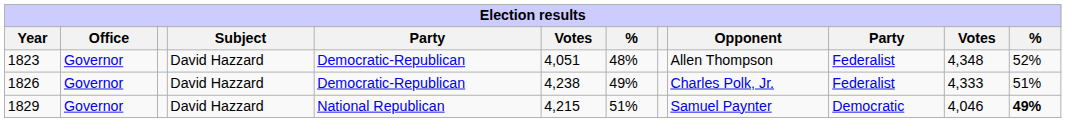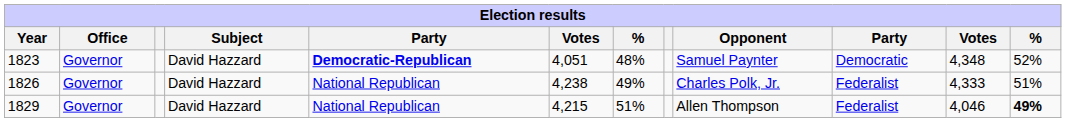(391, 60) normal -> (392, 60) bold
(722, 60) Allen Thompson -> (727, 60) Samuel Paynter
(864, 60) Federalist -> (872, 60) Democratic
(391, 83) Democratic-Republican -> (376, 83) National Republican
(721, 106) Samuel Paynter -> (728, 106) Allen Thompson
(868, 106) Democratic -> (867, 106) Federalist
